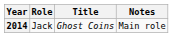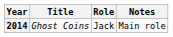columns swapped: (85, 11) <-> (42, 11)
